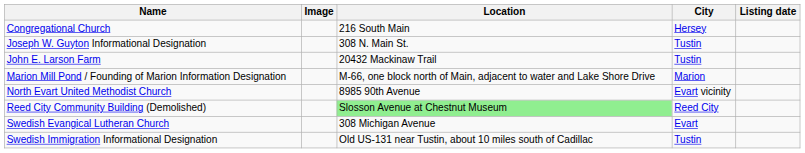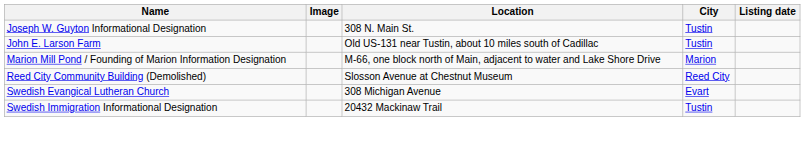- row: (58, 28)
(388, 60) 20432 Mackinaw Trail -> (471, 44) Old US-131 near Tustin, about 10 miles south of Cadillac
- row: (89, 92)
(423, 108) lightgreen background -> (429, 76) no background
(466, 140) Old US-131 near Tustin, about 10 miles south of Cadillac -> (393, 108) 20432 Mackinaw Trail
